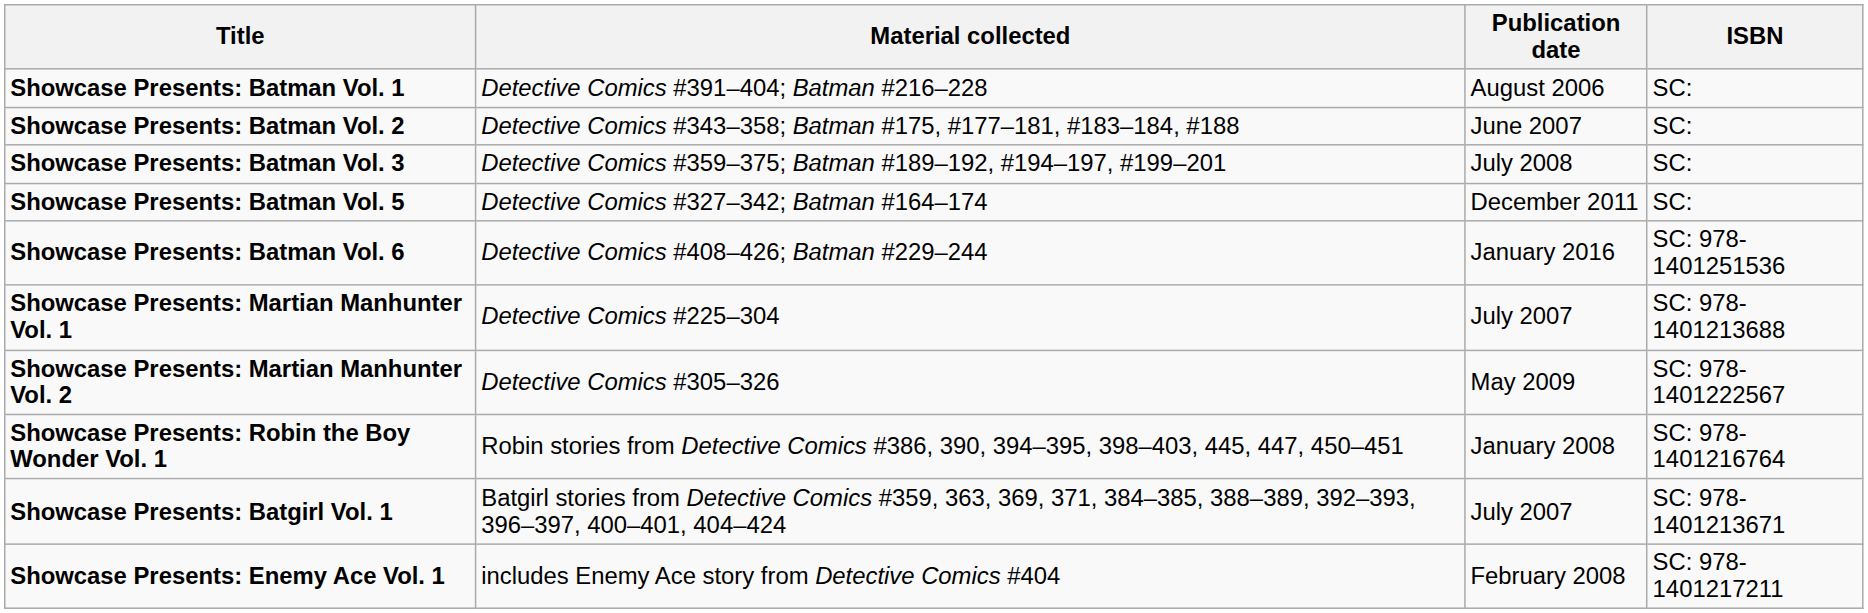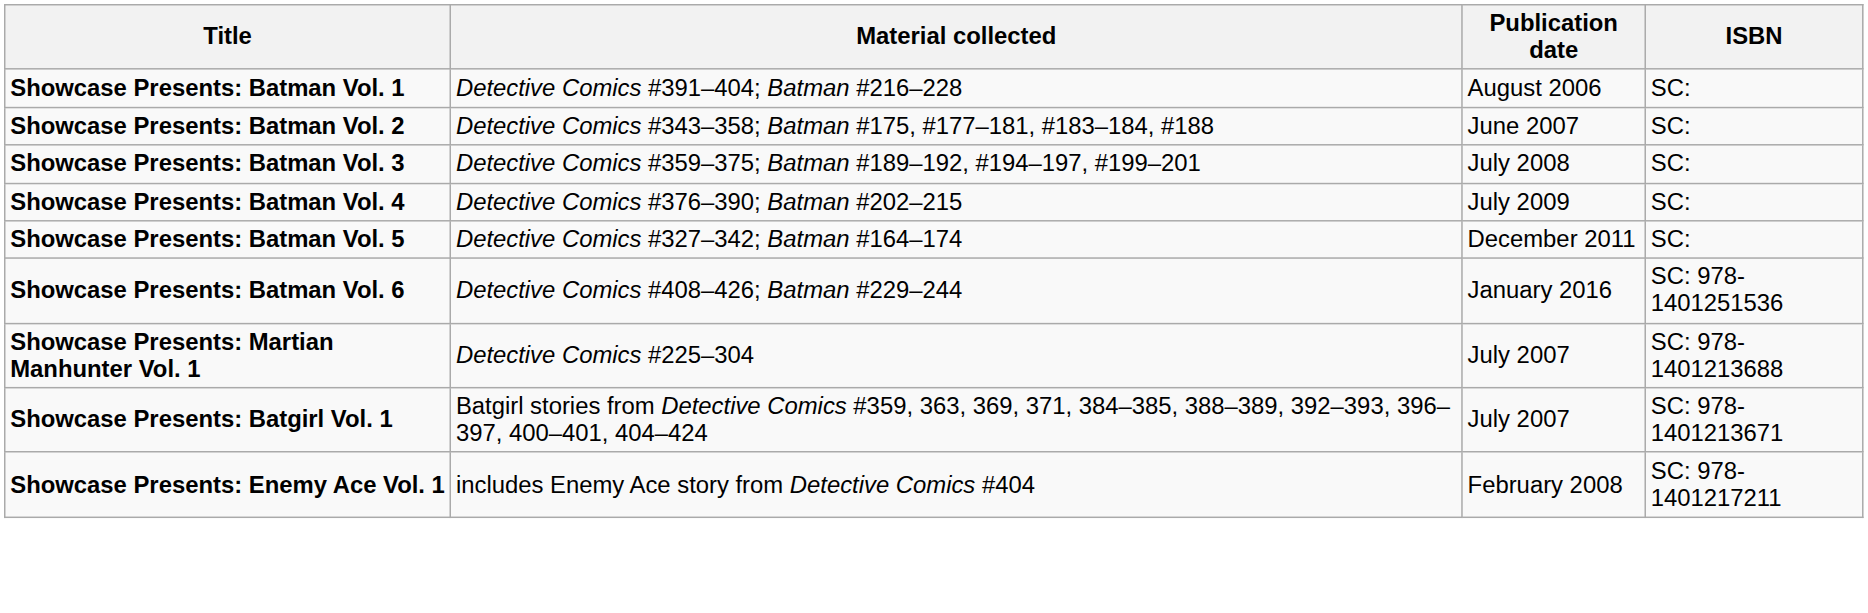+ row: (207, 201)
- row: (236, 381)
- row: (210, 446)
